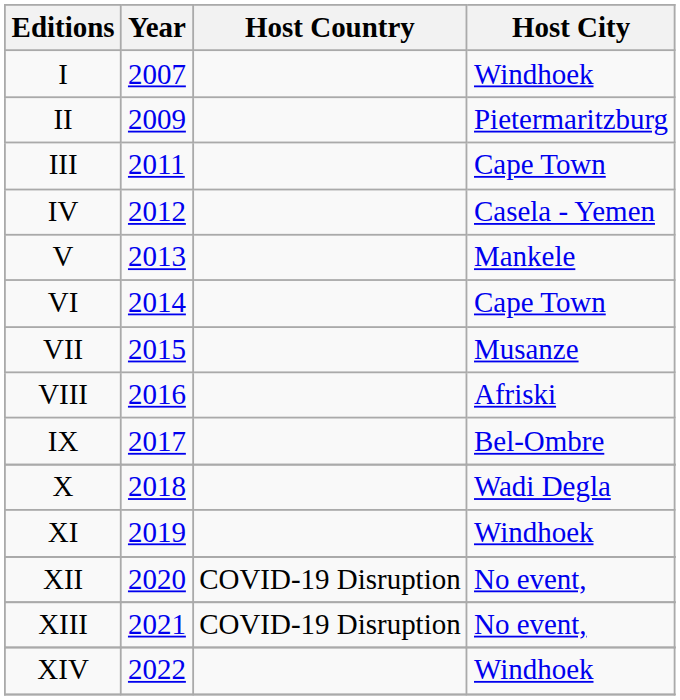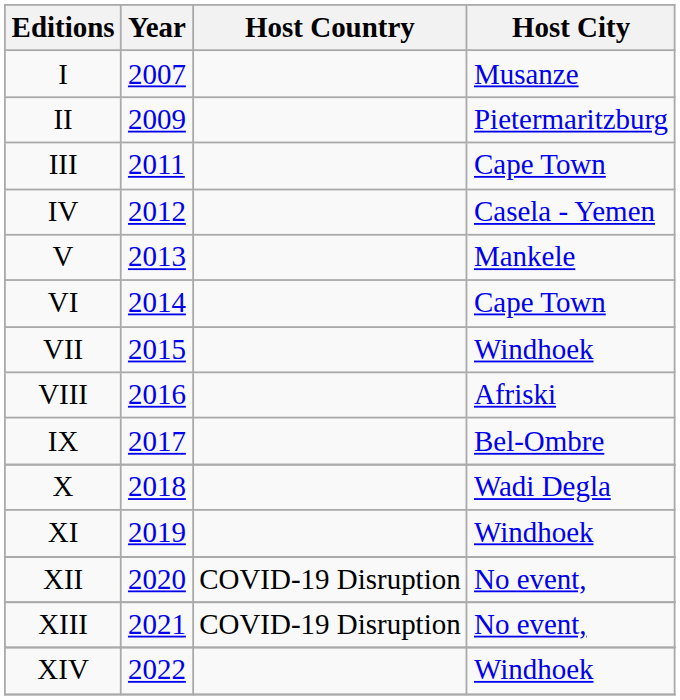(534, 73) Windhoek -> (526, 73) Musanze
(526, 348) Musanze -> (534, 348) Windhoek
